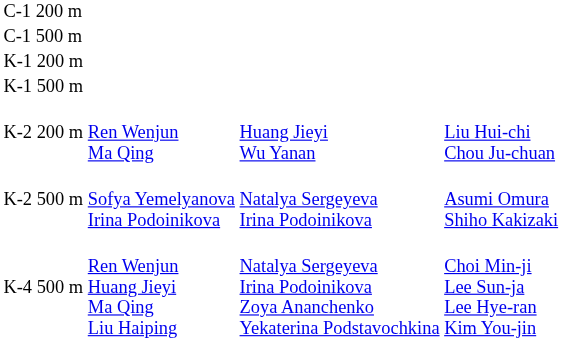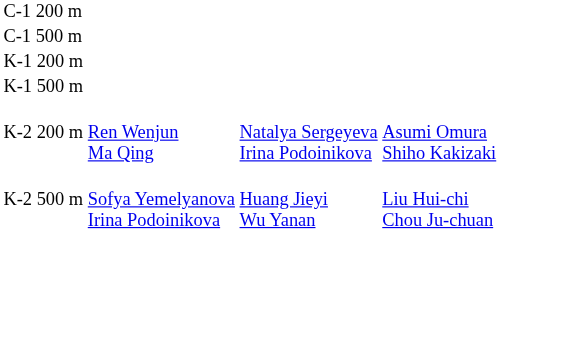(284, 142) Huang Jieyi Wu Yanan -> (309, 142) Natalya Sergeyeva Irina Podoinikova
(500, 142) Liu Hui-chi Chou Ju-chuan -> (439, 142) Asumi Omura Shiho Kakizaki
(309, 209) Natalya Sergeyeva Irina Podoinikova -> (284, 209) Huang Jieyi Wu Yanan
(501, 209) Asumi Omura Shiho Kakizaki -> (438, 209) Liu Hui-chi Chou Ju-chuan
- row: (43, 286)
